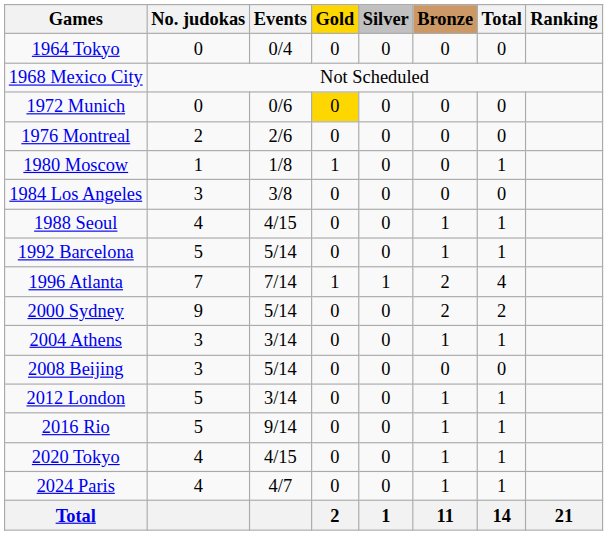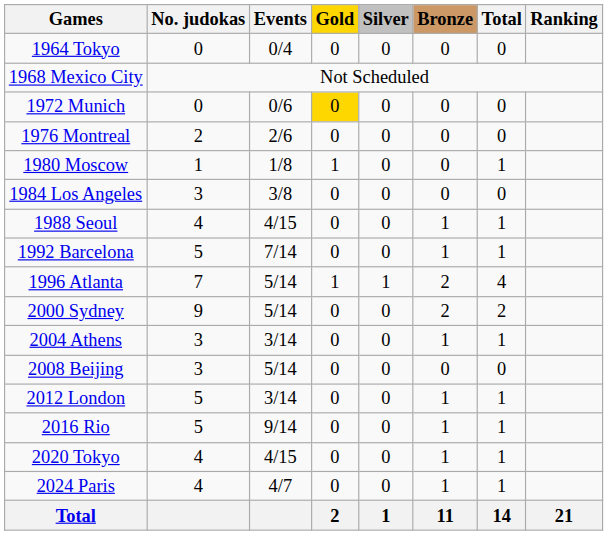(280, 252) 5/14 -> (280, 252) 7/14
(280, 281) 7/14 -> (280, 281) 5/14
